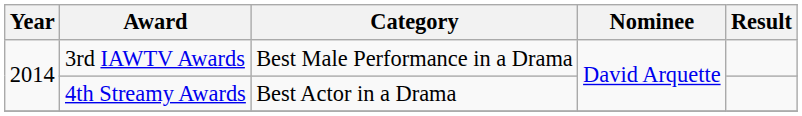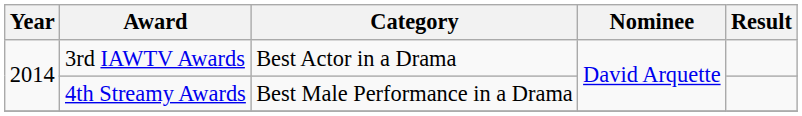(414, 57) Best Male Performance in a Drama -> (356, 57) Best Actor in a Drama
(356, 93) Best Actor in a Drama -> (414, 93) Best Male Performance in a Drama
